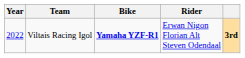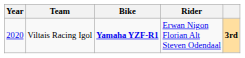(15, 35) 2022 -> (15, 35) 2020
